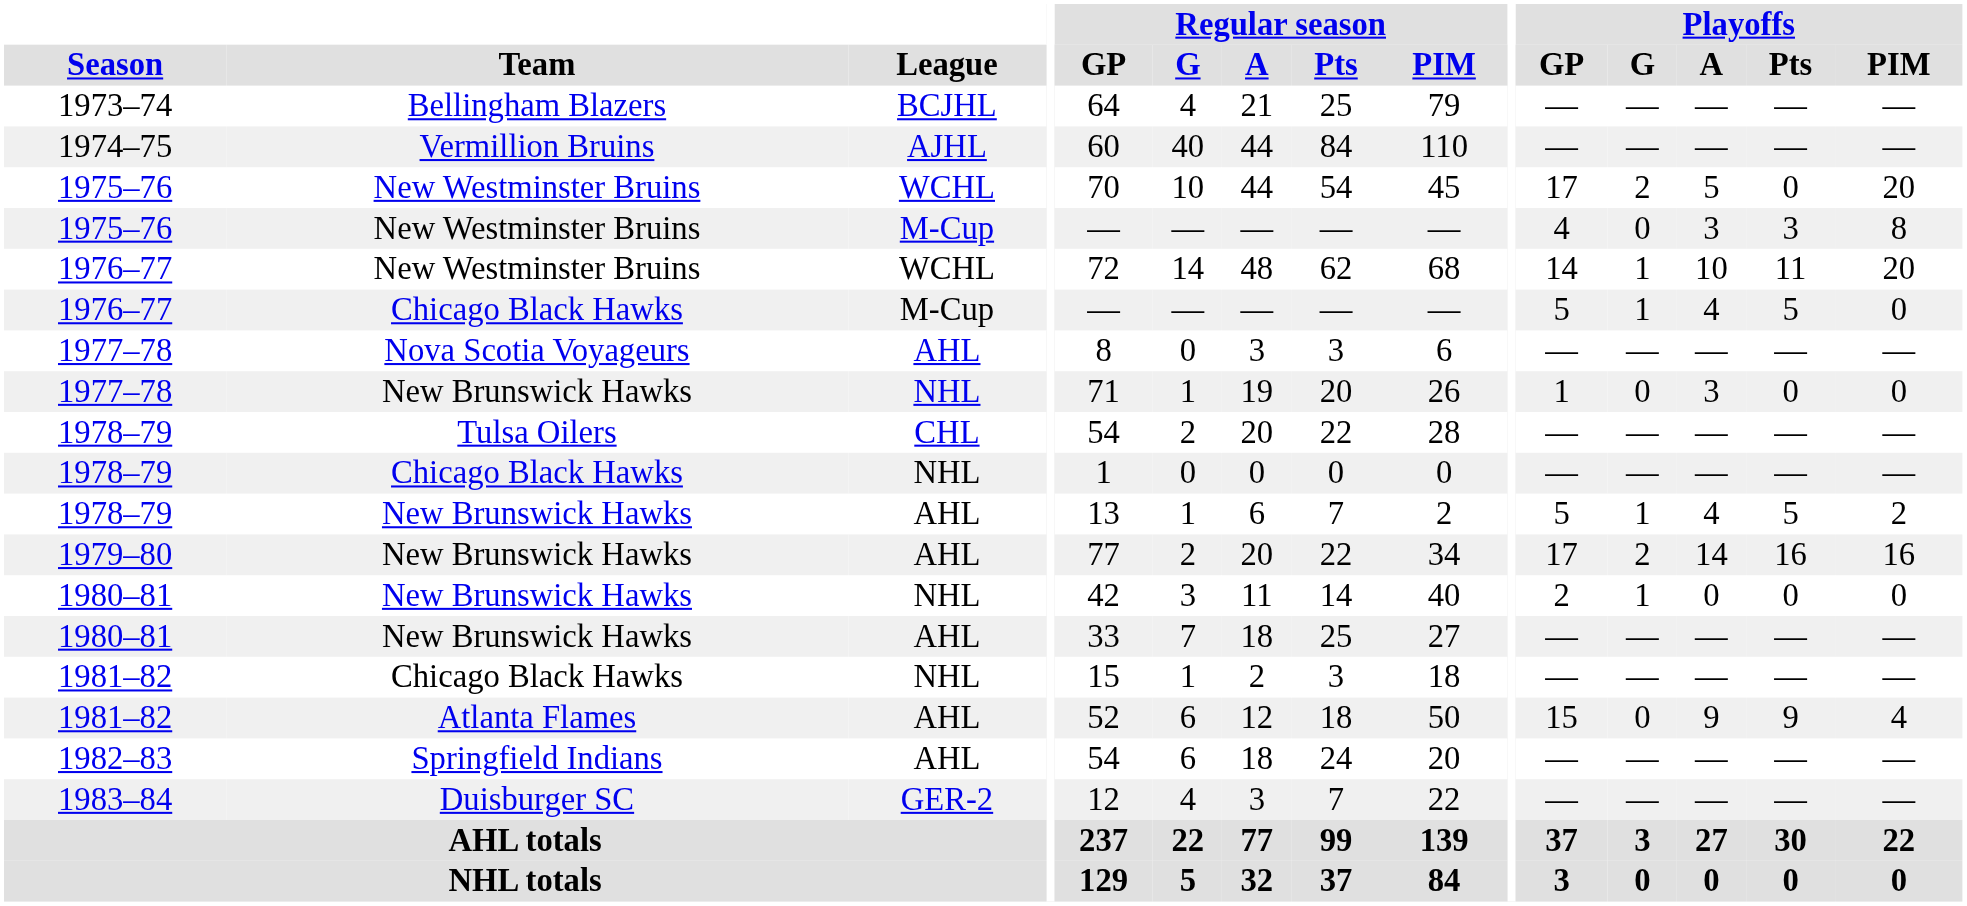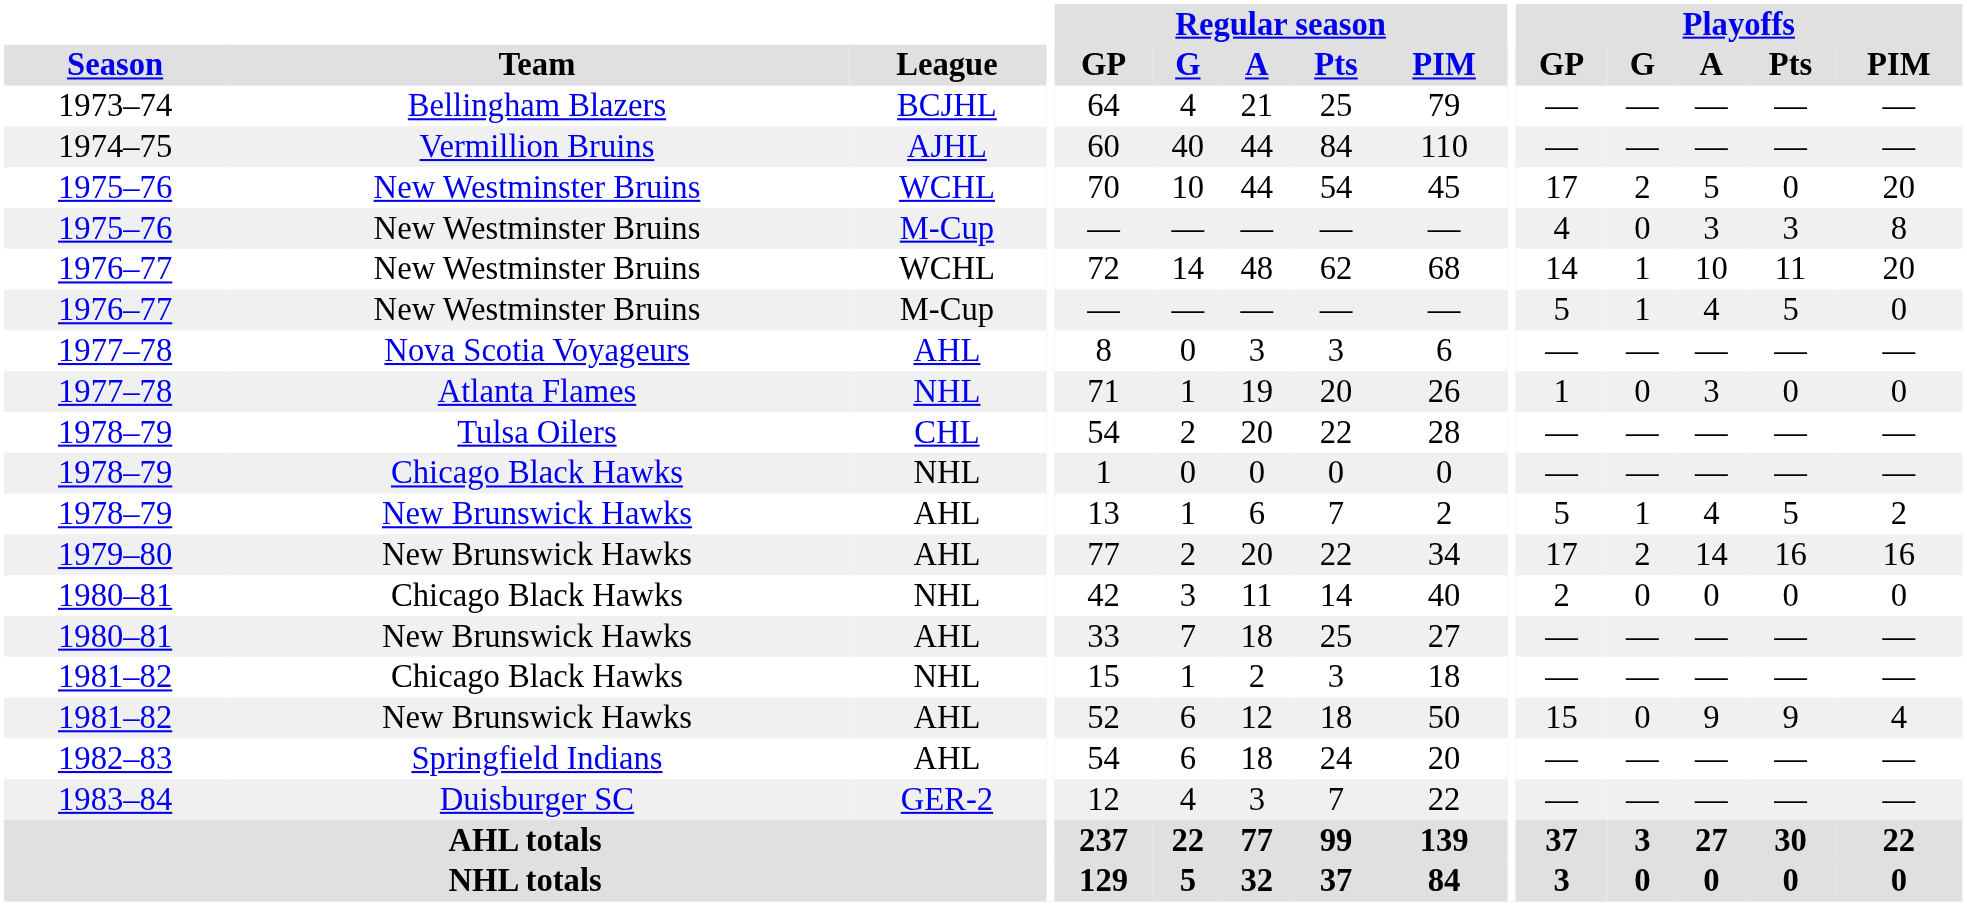(537, 309) Chicago Black Hawks -> (537, 309) New Westminster Bruins
(537, 391) New Brunswick Hawks -> (537, 391) Atlanta Flames
(537, 595) New Brunswick Hawks -> (537, 595) Chicago Black Hawks
(1642, 595) 1 -> (1642, 595) 0
(537, 717) Atlanta Flames -> (537, 717) New Brunswick Hawks
